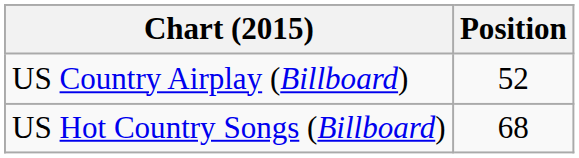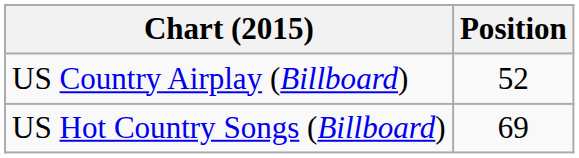(513, 127) 68 -> (513, 127) 69
